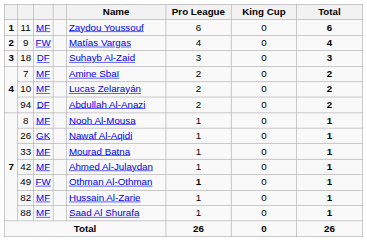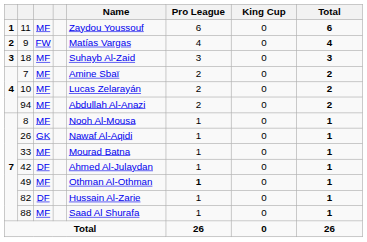(43, 58) DF -> (43, 58) MF
(43, 105) DF -> (43, 105) MF
(43, 167) MF -> (43, 167) DF
(43, 182) FW -> (43, 182) MF
(43, 197) MF -> (43, 197) DF
